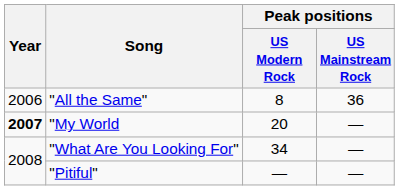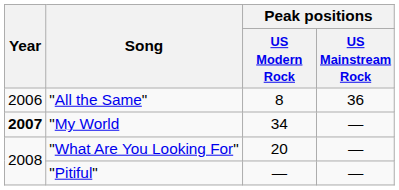(279, 124) 20 -> (279, 124) 34
(279, 148) 34 -> (279, 148) 20
